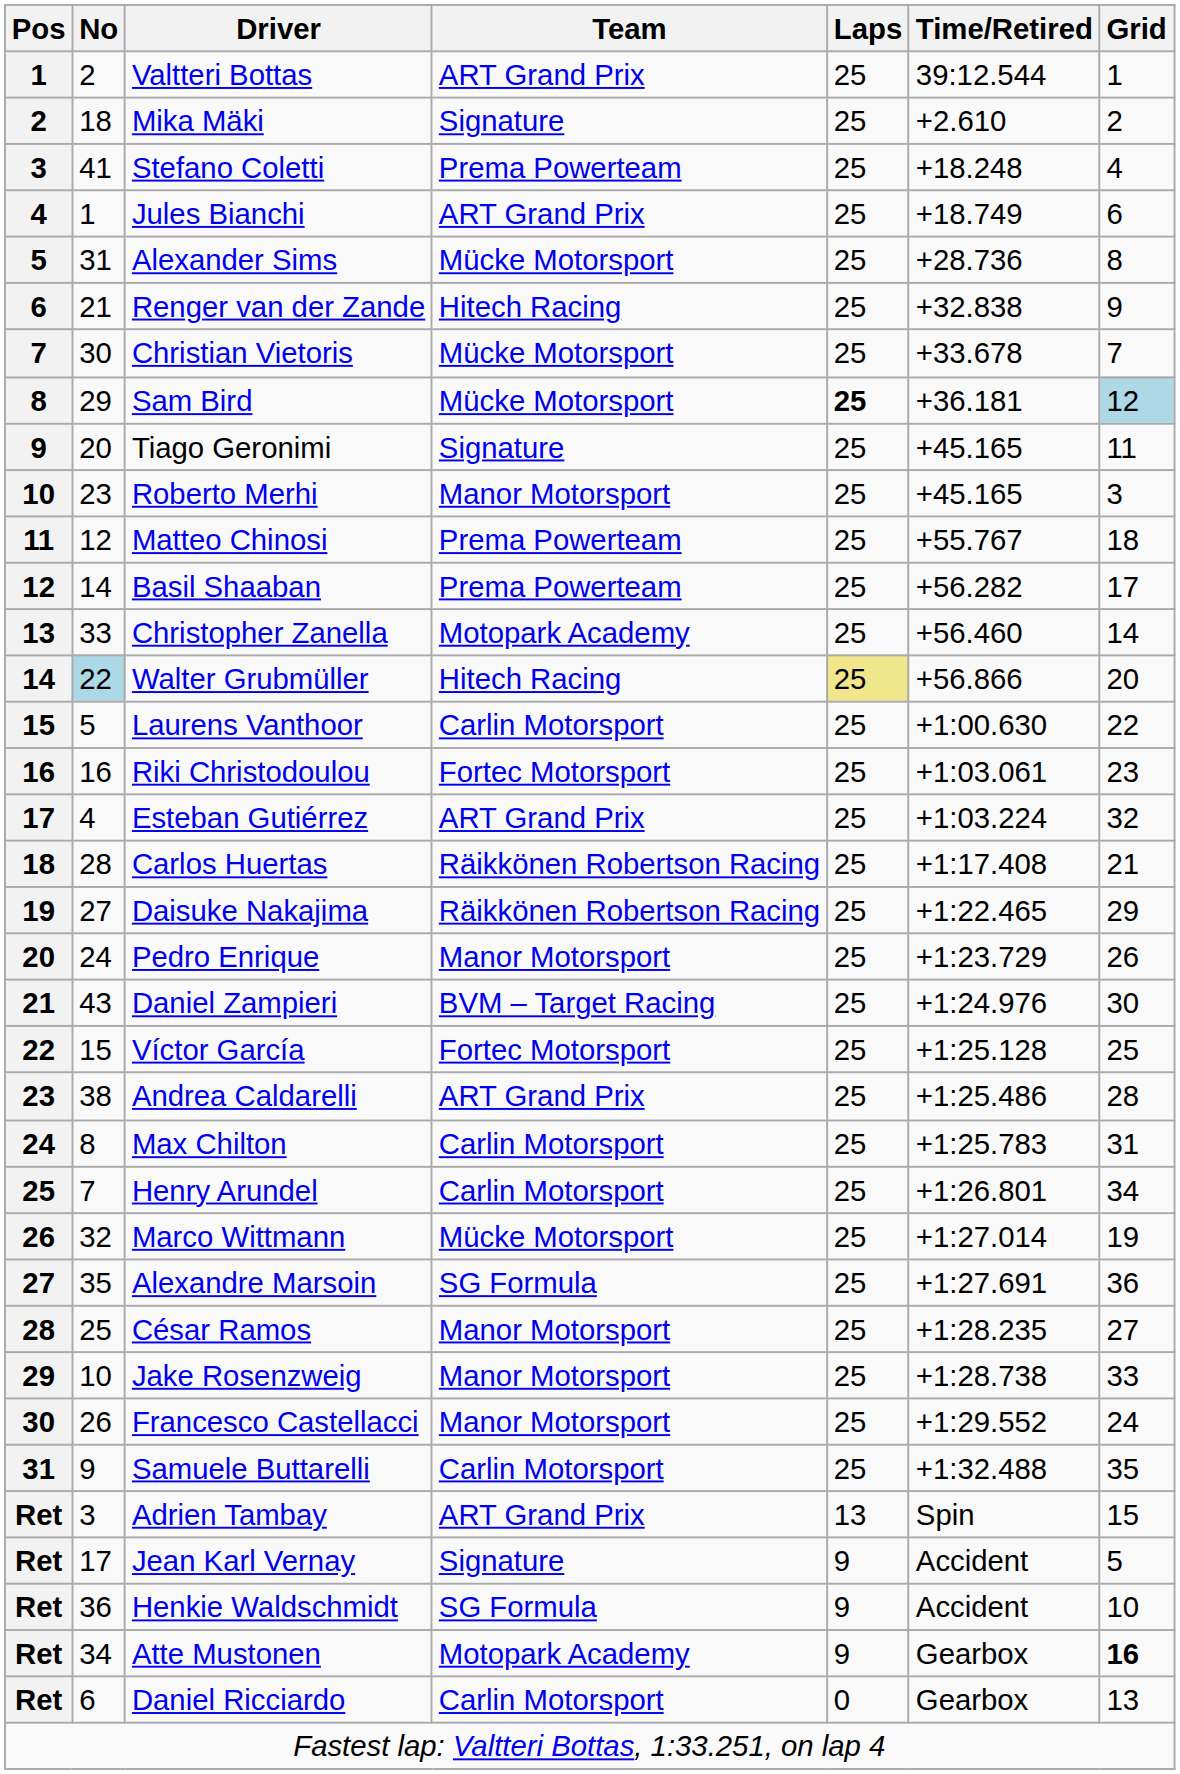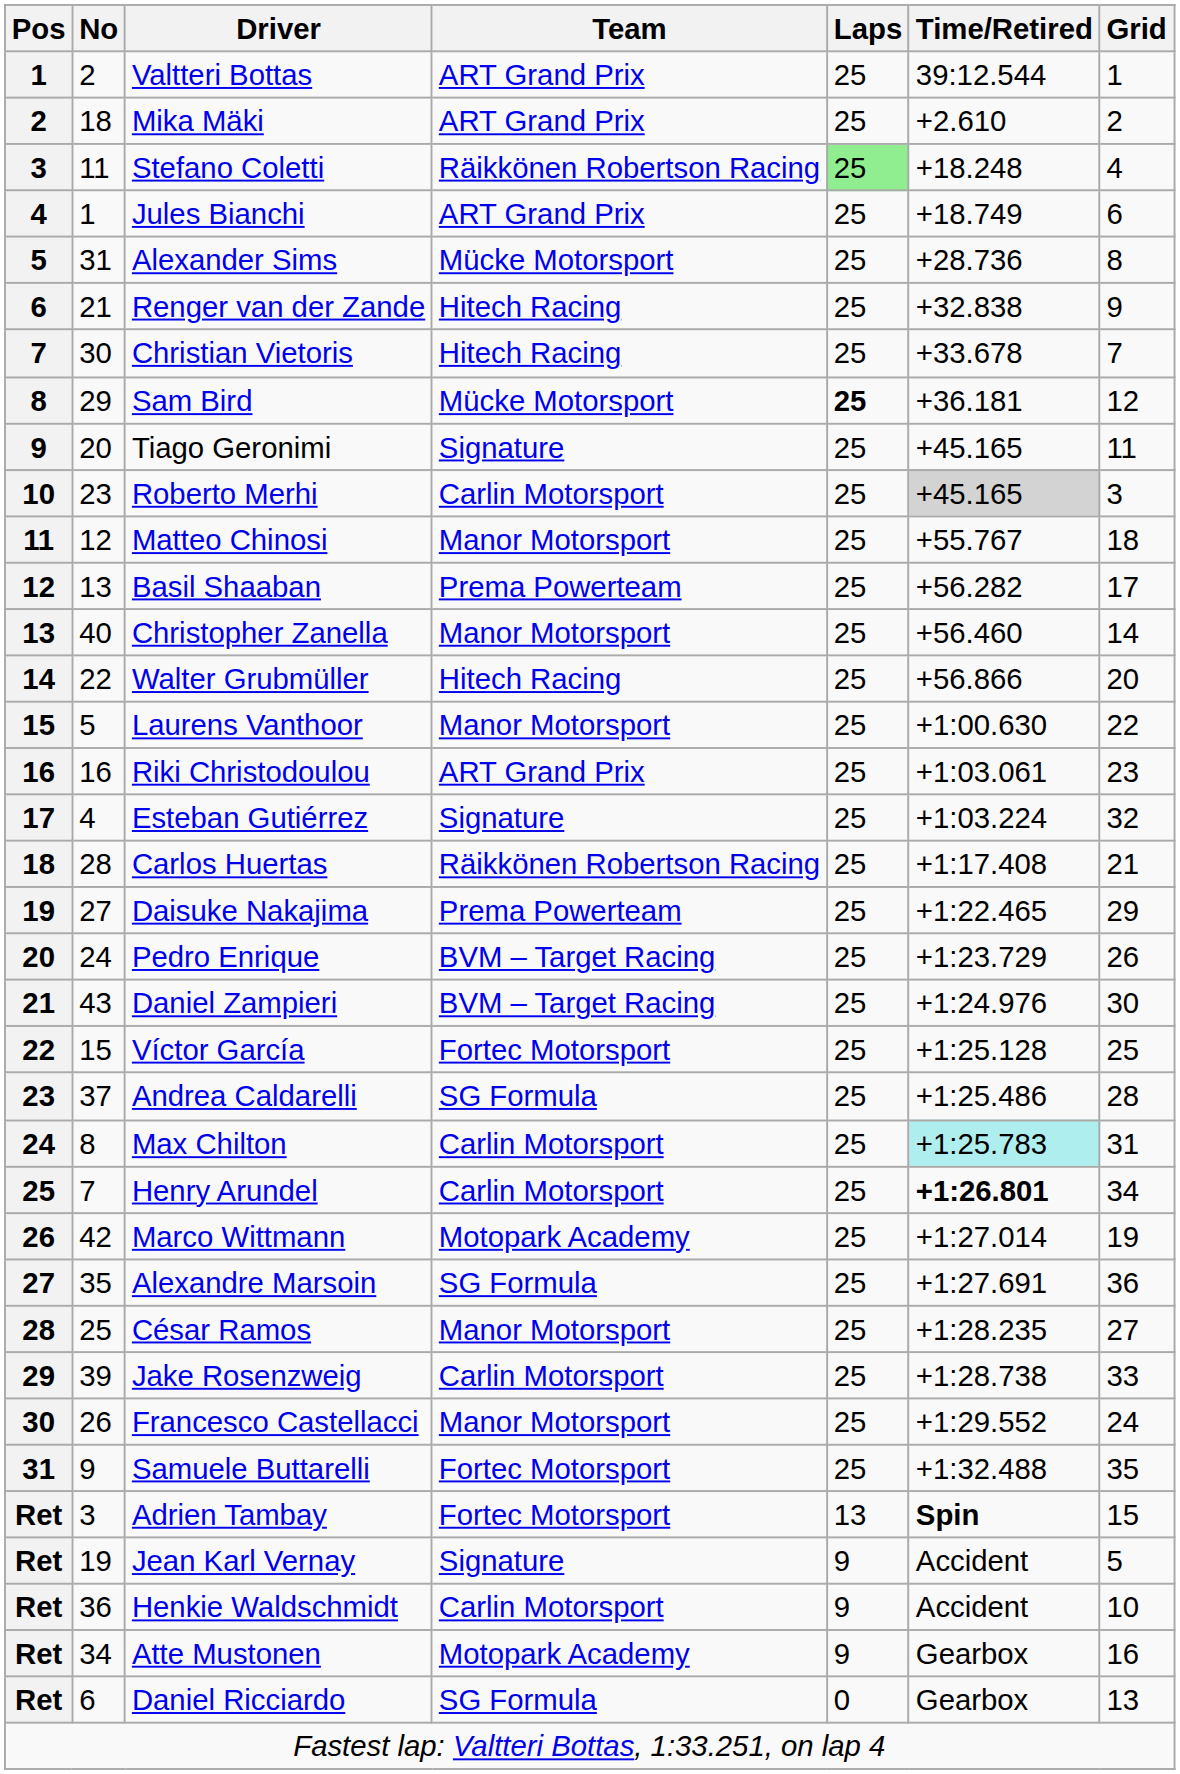(502, 121) Signature -> (542, 121) ART Grand Prix
(95, 168) 41 -> (94, 168) 11
(560, 168) Prema Powerteam -> (630, 168) Räikkönen Robertson Racing
(850, 168) no background -> (850, 168) lightgreen background
(556, 353) Mücke Motorsport -> (530, 353) Hitech Racing
(1123, 400) lightblue background -> (1123, 400) no background
(555, 493) Manor Motorsport -> (551, 493) Carlin Motorsport
(969, 493) no background -> (969, 493) lightgrey background
(560, 539) Prema Powerteam -> (555, 539) Manor Motorsport
(95, 586) 14 -> (95, 586) 13
(95, 632) 33 -> (95, 632) 40
(564, 632) Motopark Academy -> (555, 632) Manor Motorsport
(95, 679) lightblue background -> (95, 679) no background
(850, 679) khaki background -> (850, 679) no background
(551, 725) Carlin Motorsport -> (555, 725) Manor Motorsport
(555, 771) Fortec Motorsport -> (542, 771) ART Grand Prix
(542, 818) ART Grand Prix -> (502, 818) Signature
(630, 911) Räikkönen Robertson Racing -> (560, 911) Prema Powerteam
(555, 957) Manor Motorsport -> (577, 957) BVM – Target Racing
(95, 1097) 38 -> (95, 1097) 37
(542, 1097) ART Grand Prix -> (518, 1097) SG Formula
(981, 1143) no background -> (981, 1143) paleturquoise background
(981, 1189) normal -> (982, 1189) bold
(95, 1236) 32 -> (95, 1236) 42
(556, 1236) Mücke Motorsport -> (564, 1236) Motopark Academy
(95, 1375) 10 -> (95, 1375) 39
(555, 1375) Manor Motorsport -> (551, 1375) Carlin Motorsport
(551, 1468) Carlin Motorsport -> (555, 1468) Fortec Motorsport
(542, 1514) ART Grand Prix -> (555, 1514) Fortec Motorsport
(945, 1514) normal -> (948, 1514) bold
(95, 1561) 17 -> (95, 1561) 19
(518, 1607) SG Formula -> (551, 1607) Carlin Motorsport
(1123, 1654) bold -> (1123, 1654) normal
(551, 1700) Carlin Motorsport -> (518, 1700) SG Formula
